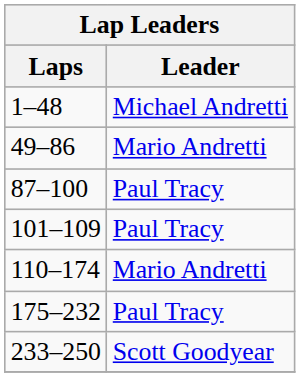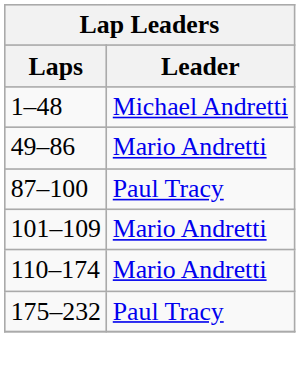(168, 229) Paul Tracy -> (190, 229) Mario Andretti
- row: (56, 351)
